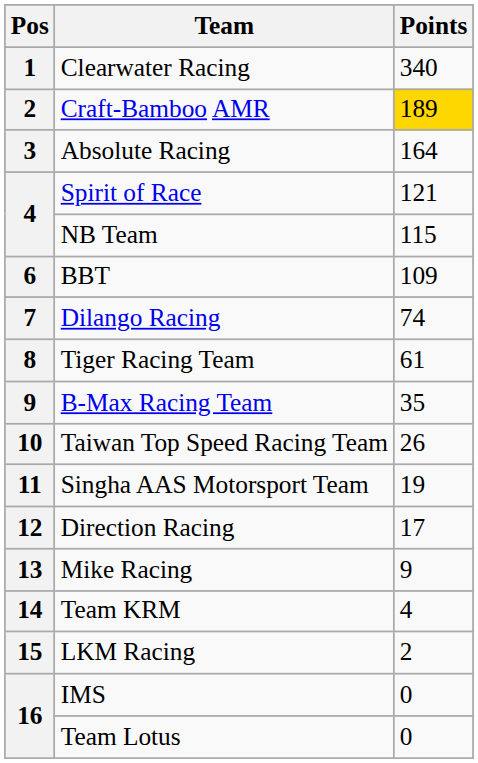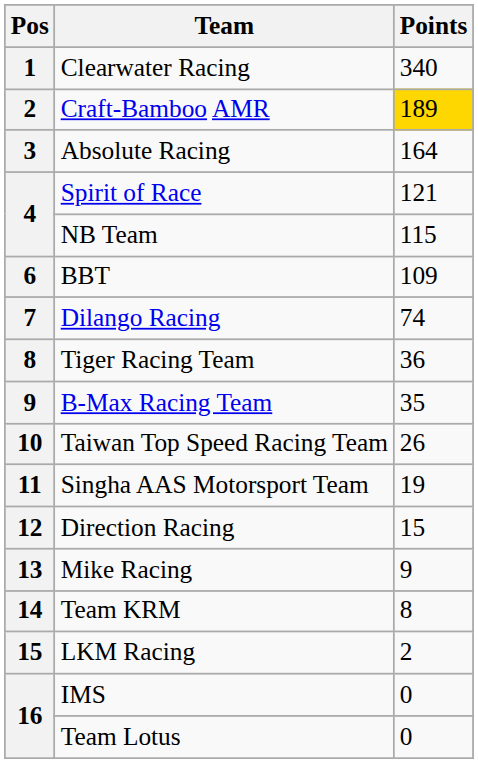(412, 360) 61 -> (412, 360) 36
(412, 527) 17 -> (412, 527) 15
(406, 610) 4 -> (406, 610) 8
